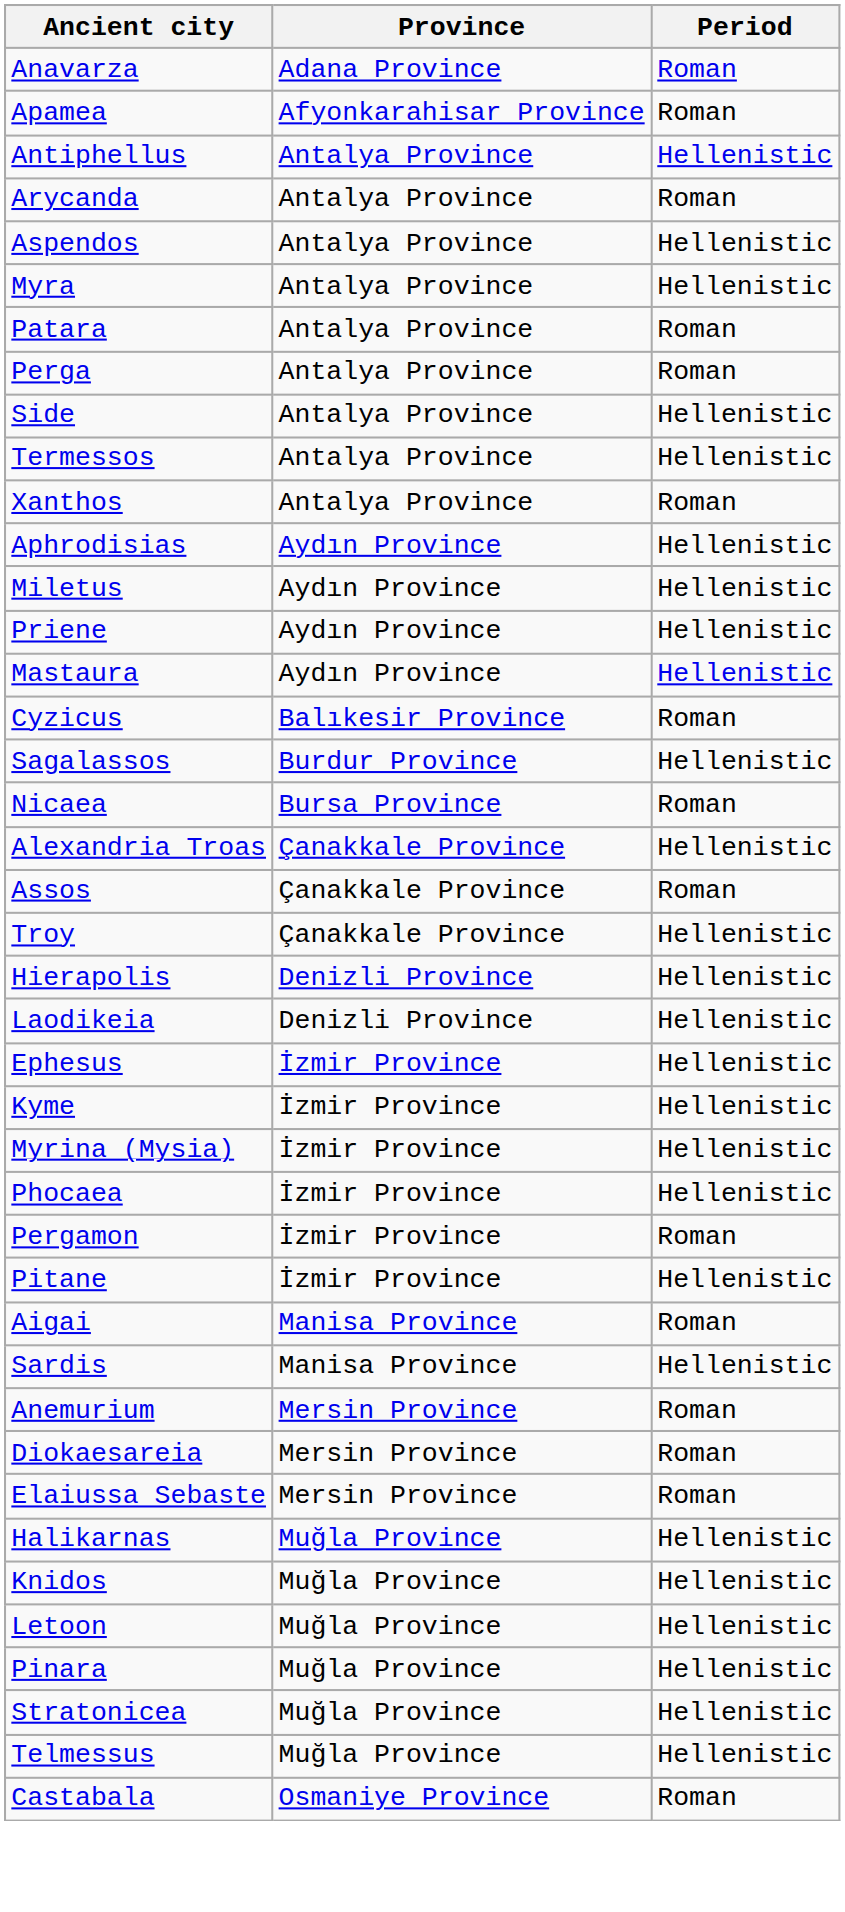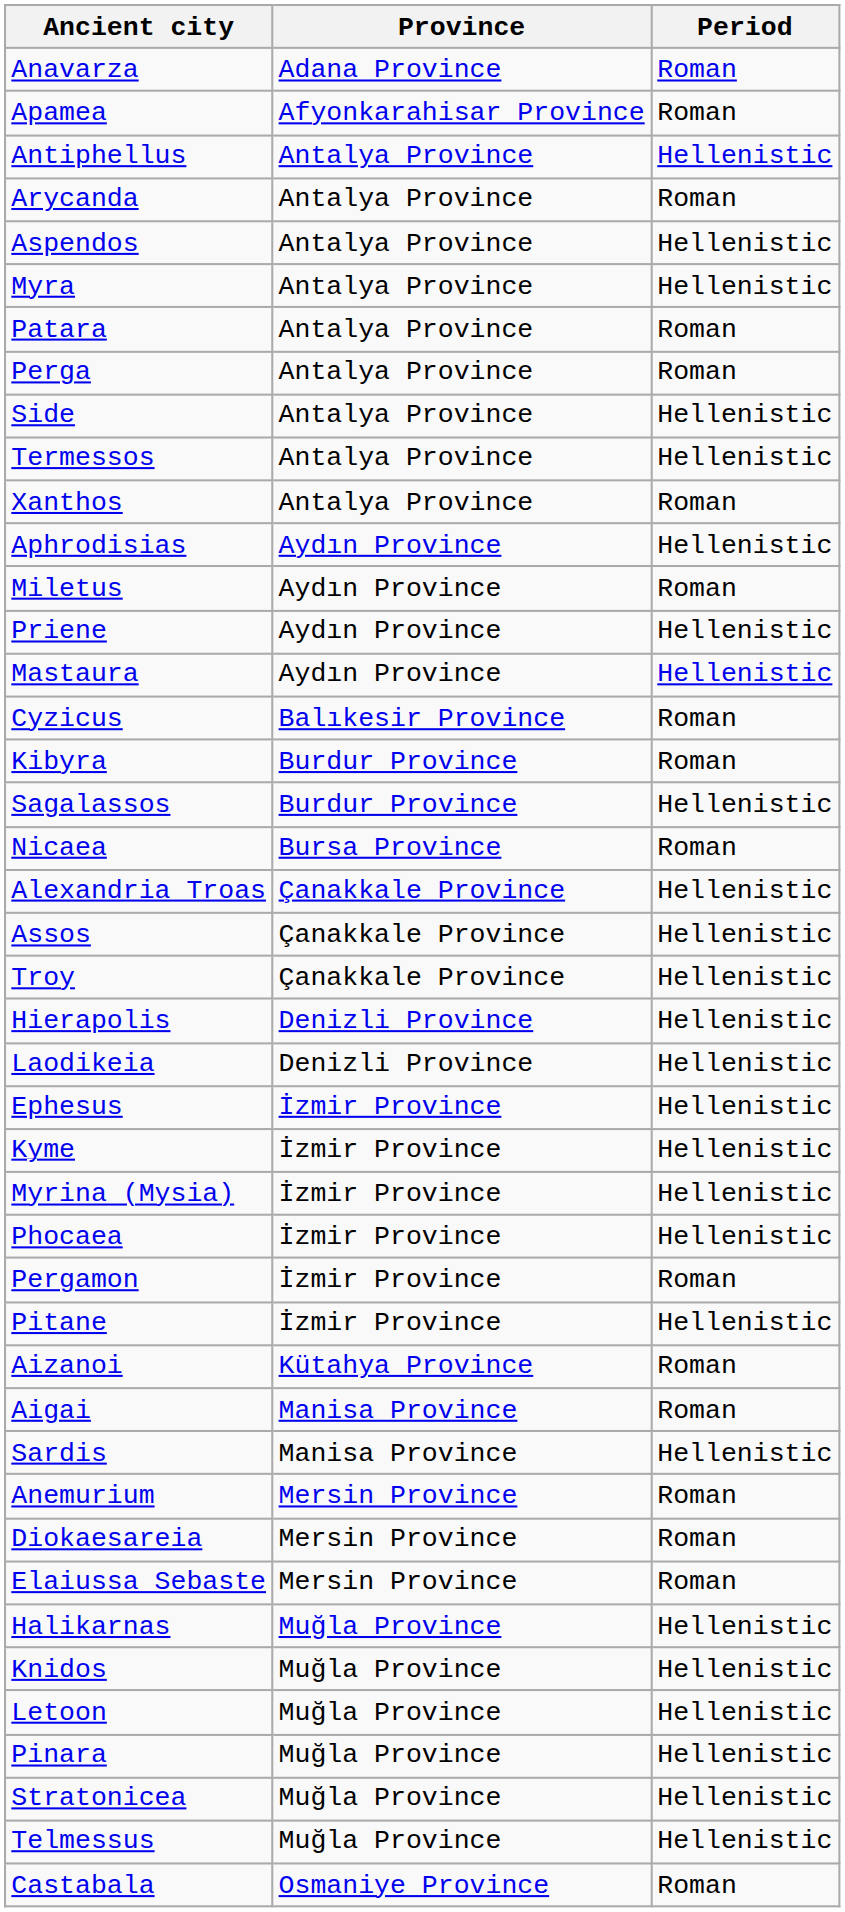(745, 589) Hellenistic -> (697, 589) Roman
+ row: (59, 761)
(697, 891) Roman -> (745, 934) Hellenistic
+ row: (67, 1367)
